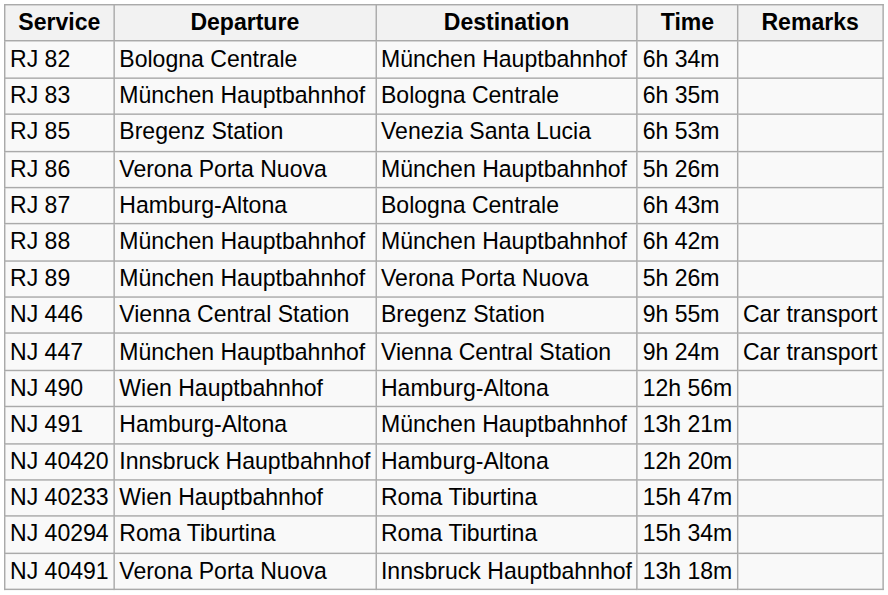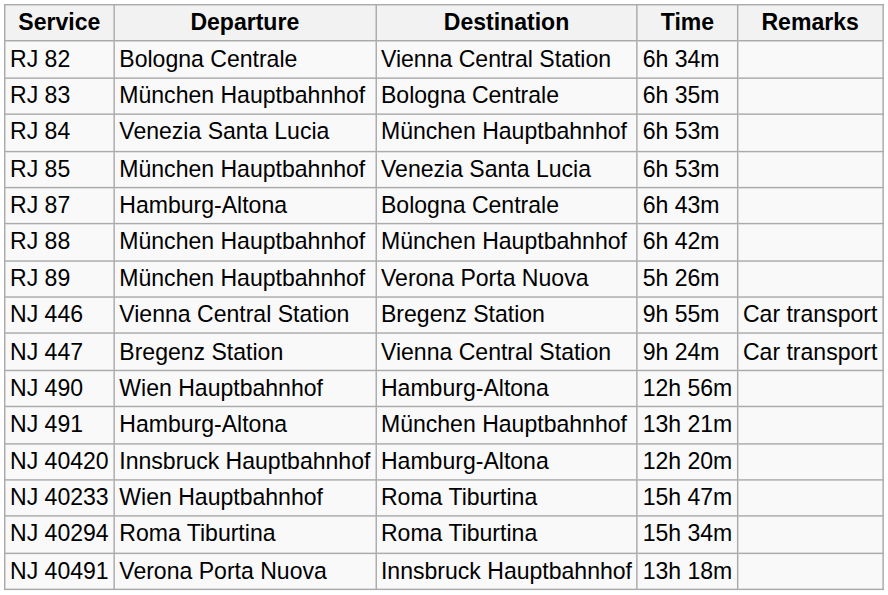(504, 59) München Hauptbahnhof -> (496, 59) Vienna Central Station
+ row: (40, 132)
(201, 132) Bregenz Station -> (242, 168) München Hauptbahnhof
- row: (40, 168)
(242, 351) München Hauptbahnhof -> (201, 351) Bregenz Station
